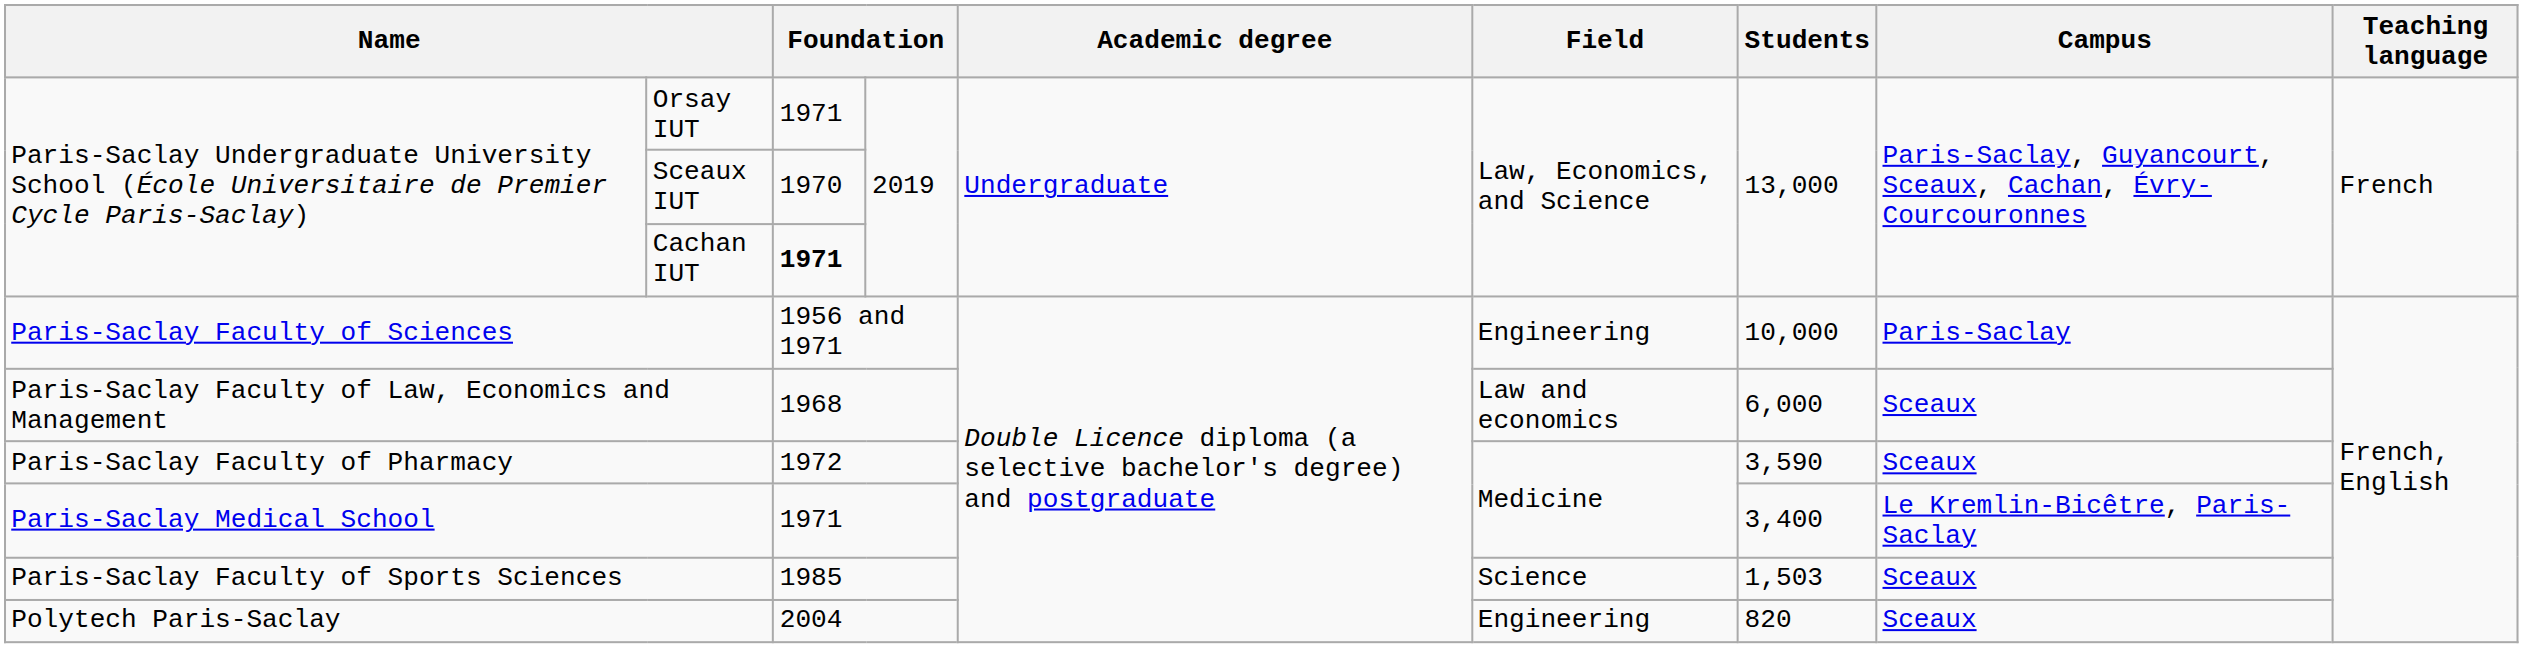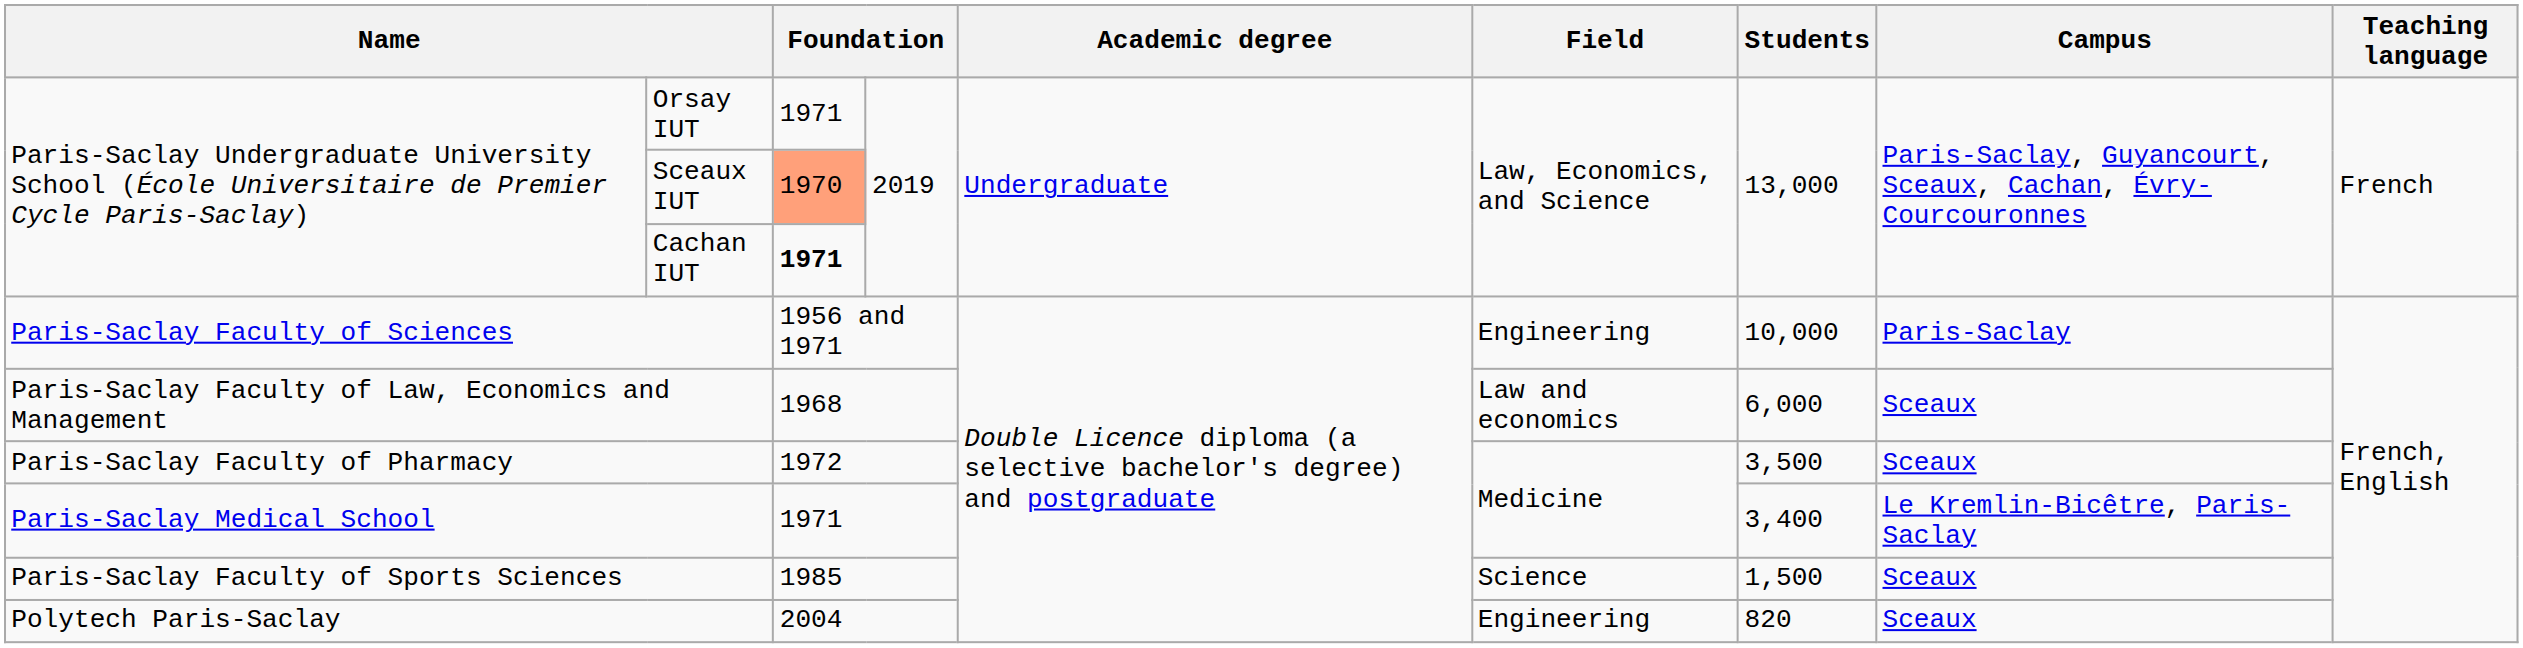(811, 187) no background -> (811, 187) lightsalmon background
(1784, 463) 3,590 -> (1784, 463) 3,500
(1784, 578) 1,503 -> (1784, 578) 1,500
